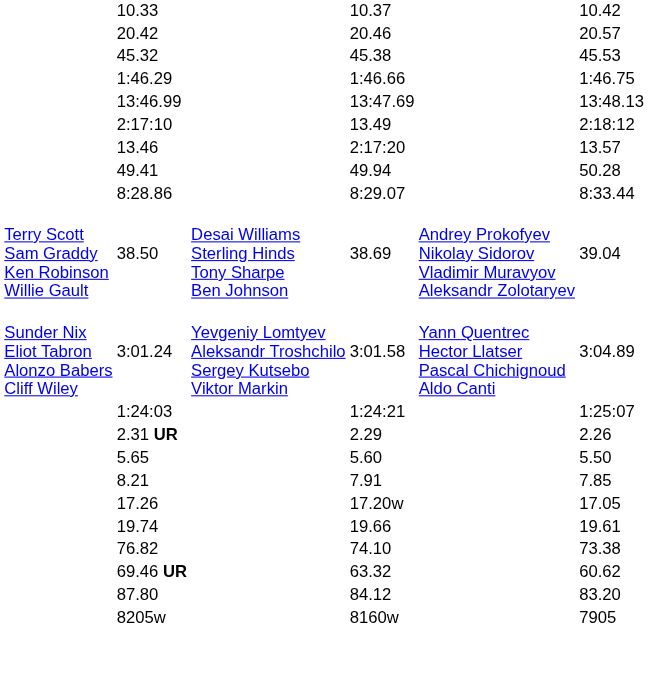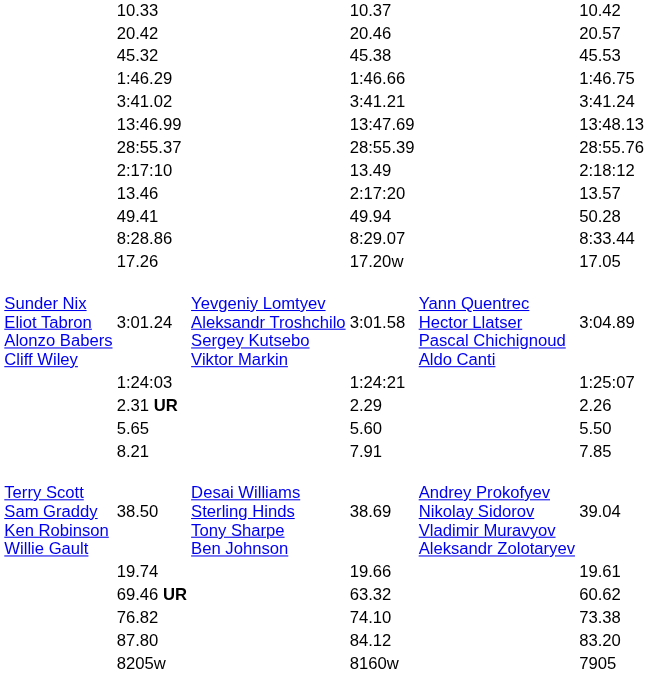+ row: (144, 101)
+ row: (149, 147)
rows swapped: (137, 253) <-> (137, 503)
rows swapped: (152, 572) <-> (137, 549)
